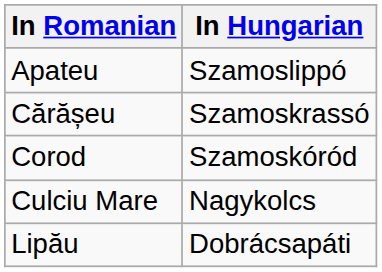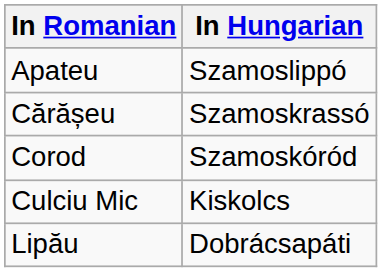+ row: (75, 200)
- row: (85, 200)
